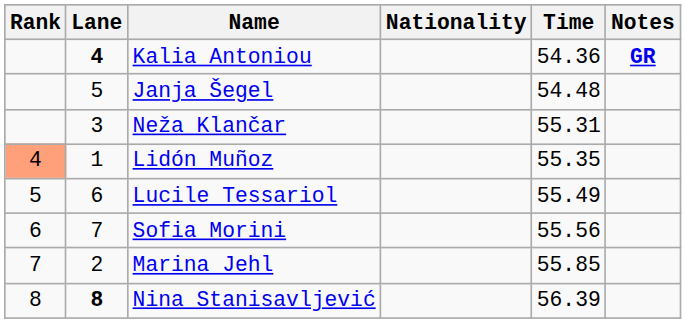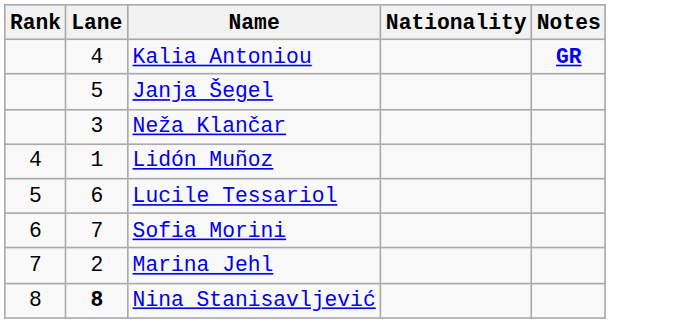- column: (569, 22)
(97, 57) bold -> (97, 57) normal
(35, 161) lightsalmon background -> (35, 161) no background
